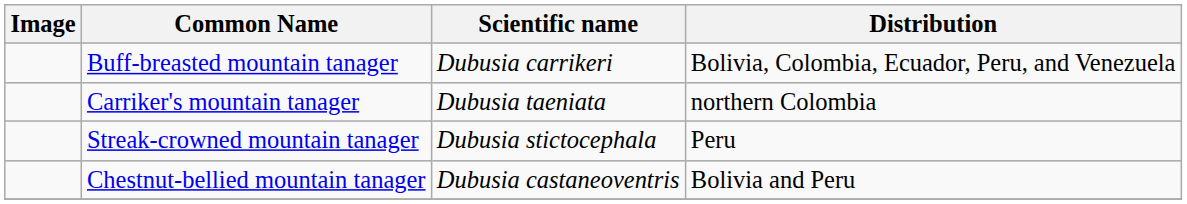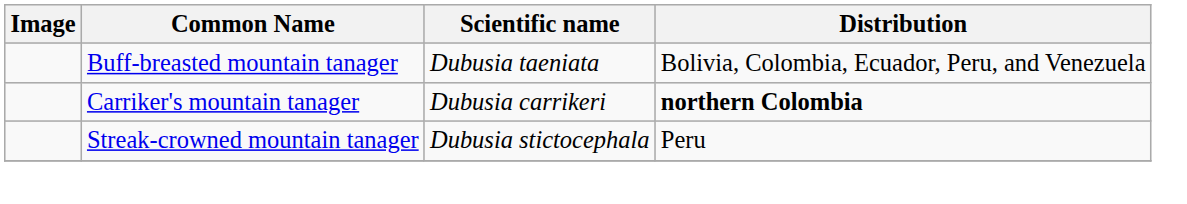(525, 62) Dubusia carrikeri -> (515, 62) Dubusia taeniata
(521, 101) Dubusia taeniata -> (518, 101) Dubusia carrikeri
(784, 101) normal -> (762, 101) bold
- row: (256, 179)
